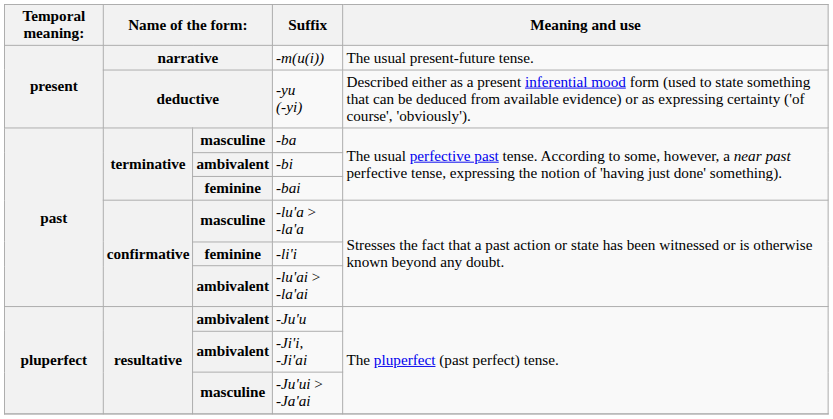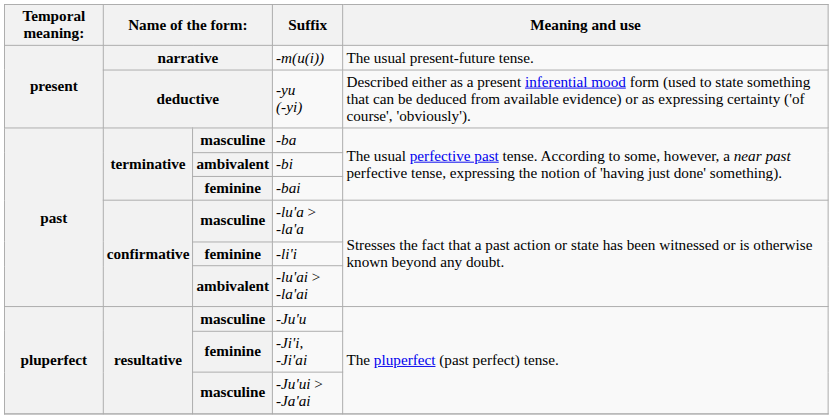(233, 319) ambivalent -> (233, 319) masculine
(233, 351) ambivalent -> (233, 351) feminine
